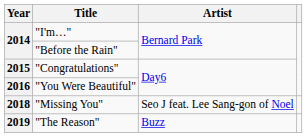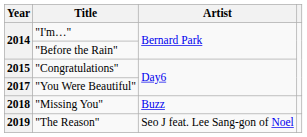(19, 86) 2016 -> (19, 86) 2017
(218, 104) Seo J feat. Lee Sang-gon of Noel -> (153, 104) Buzz
(153, 123) Buzz -> (218, 123) Seo J feat. Lee Sang-gon of Noel
